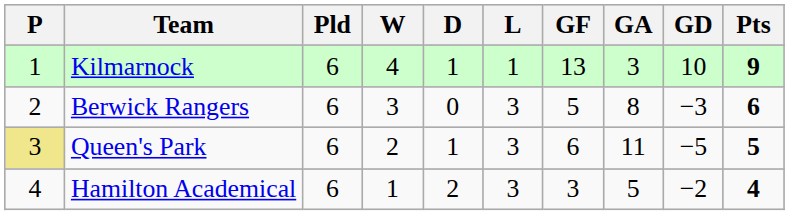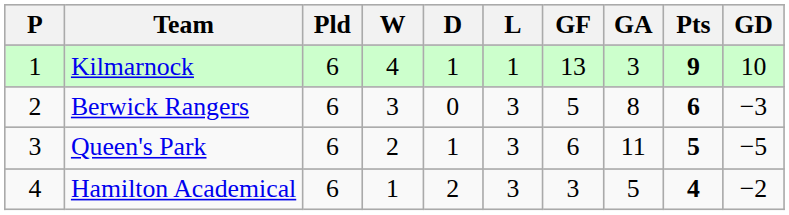columns swapped: (693, 24) <-> (754, 24)
(35, 147) khaki background -> (35, 147) no background
